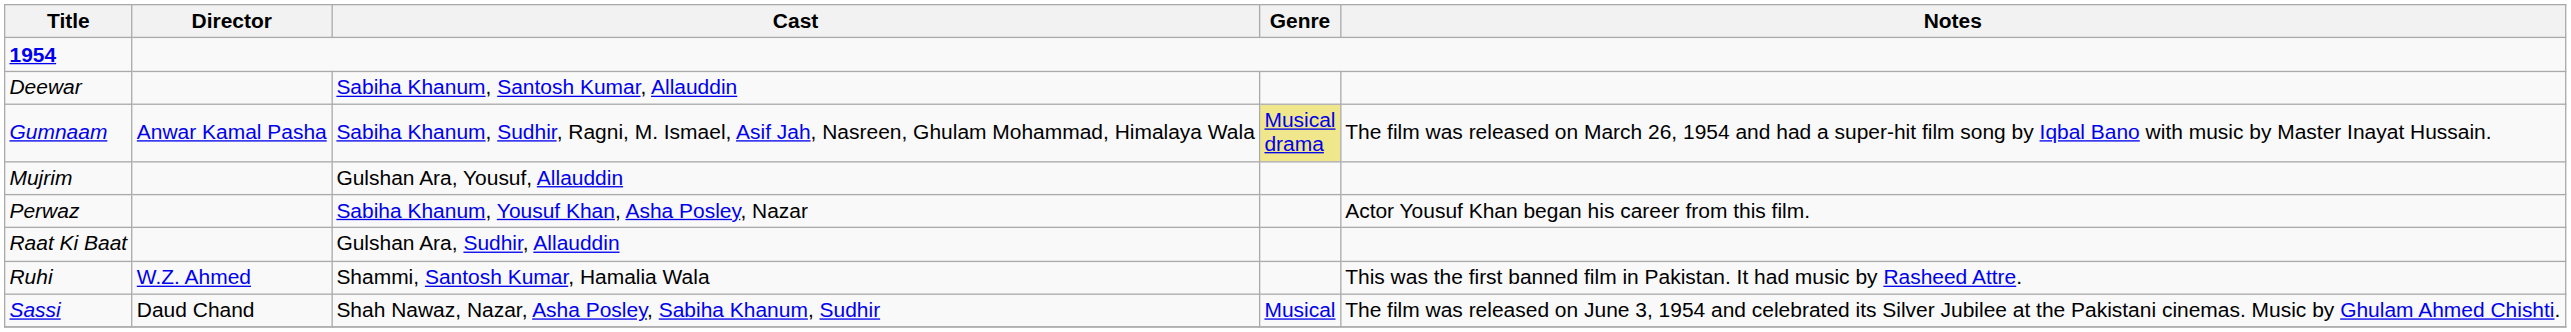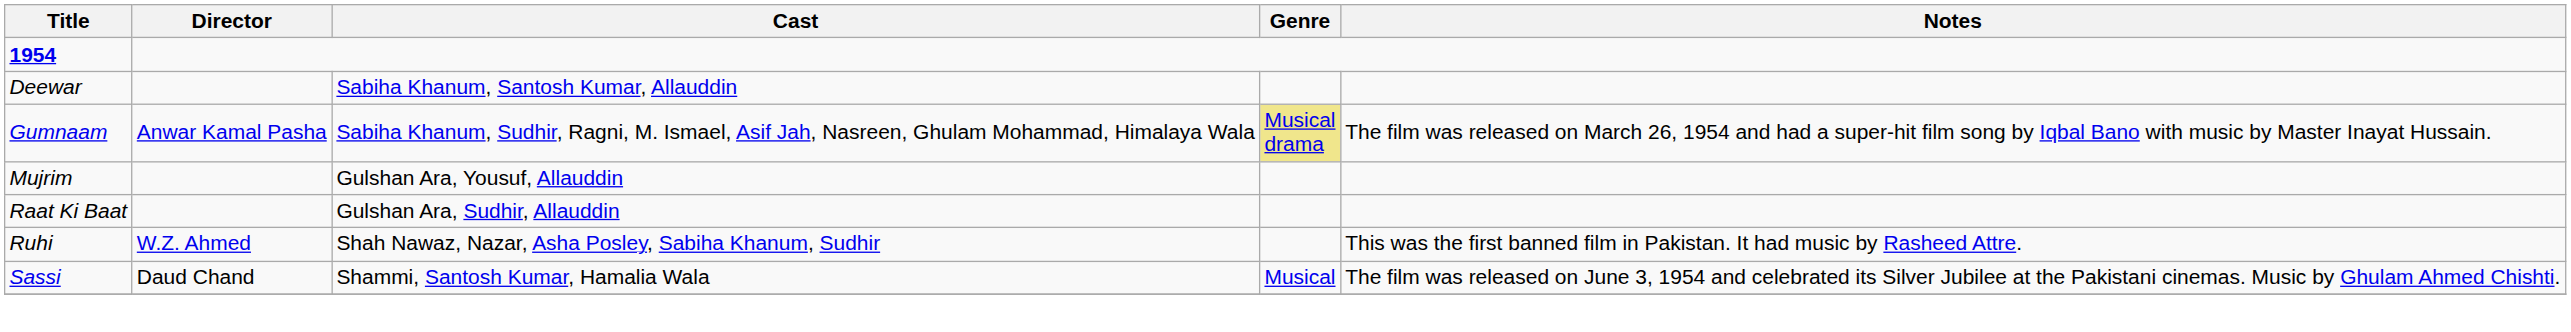- row: (44, 210)
(523, 277) Shammi, Santosh Kumar, Hamalia Wala -> (608, 244) Shah Nawaz, Nazar, Asha Posley, Sabiha Khanum, Sudhir
(608, 310) Shah Nawaz, Nazar, Asha Posley, Sabiha Khanum, Sudhir -> (523, 277) Shammi, Santosh Kumar, Hamalia Wala
